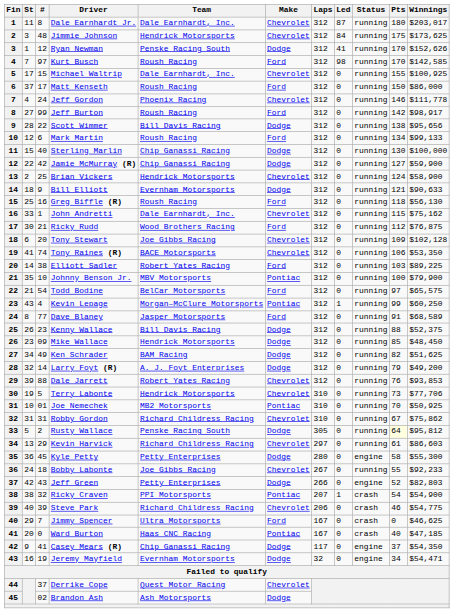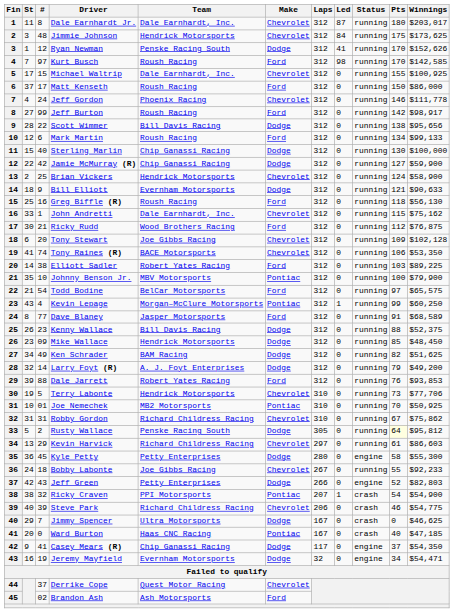(288, 381) Chevrolet -> (277, 381) Ford
(277, 521) Ford -> (279, 521) Dodge
(279, 598) Dodge -> (277, 598) Ford
